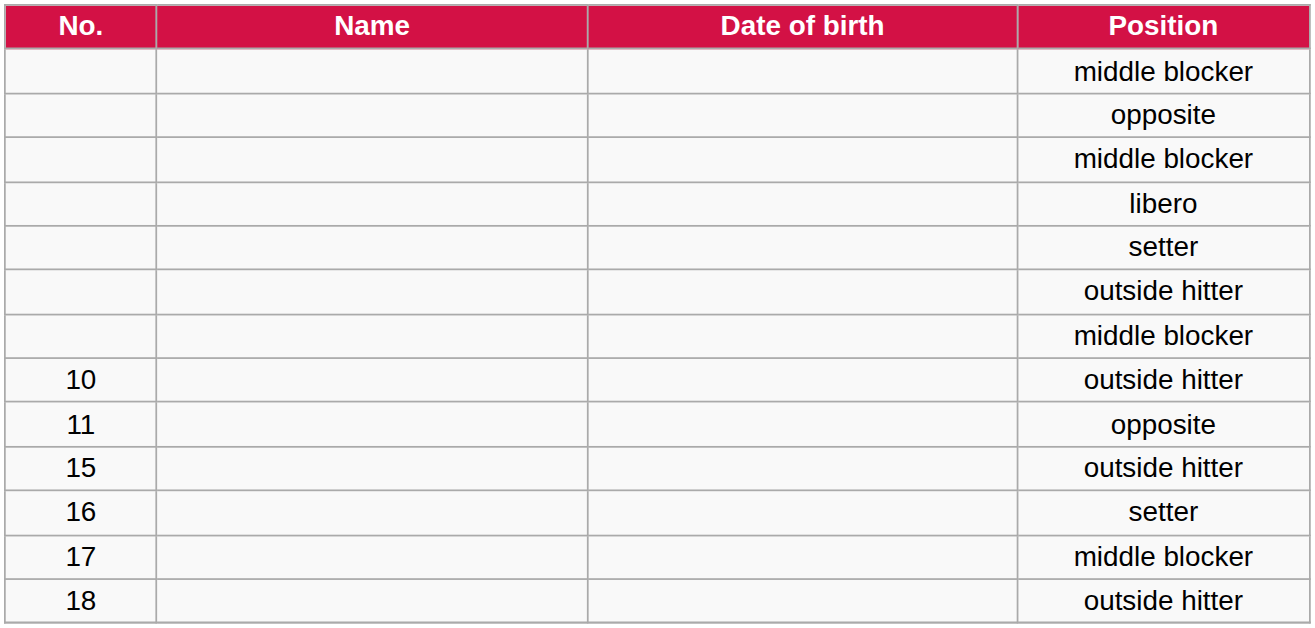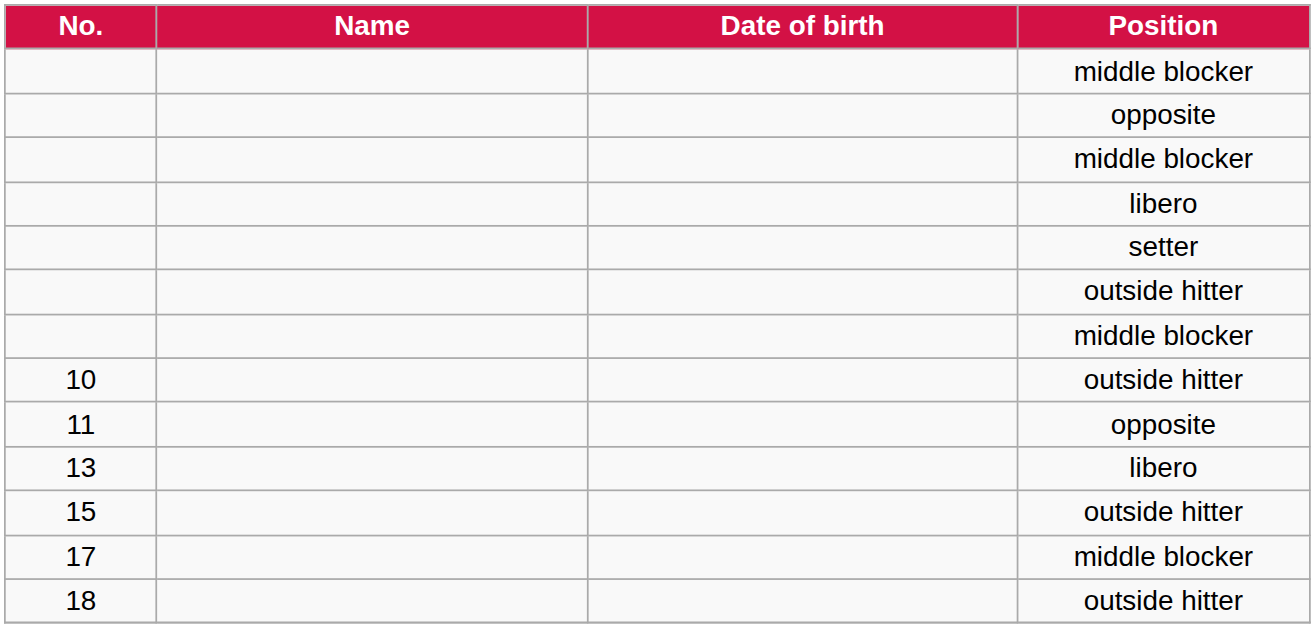+ row: (81, 468)
- row: (81, 512)
